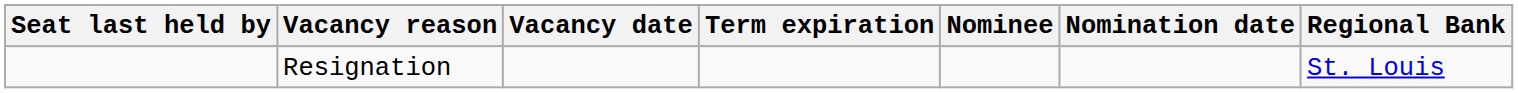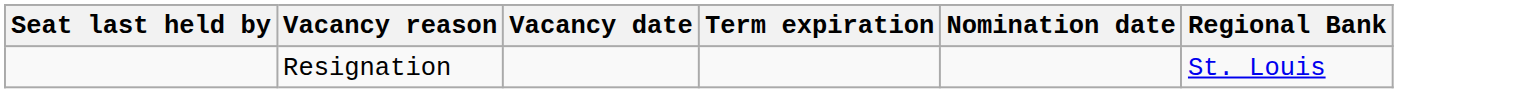- column: (1000, 26)
